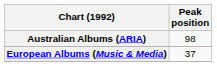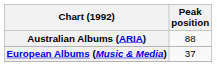(190, 38) 98 -> (190, 38) 88
